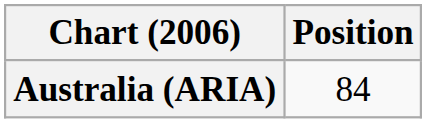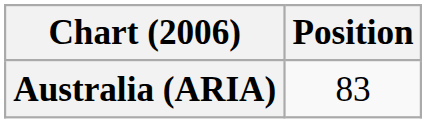(353, 88) 84 -> (353, 88) 83
